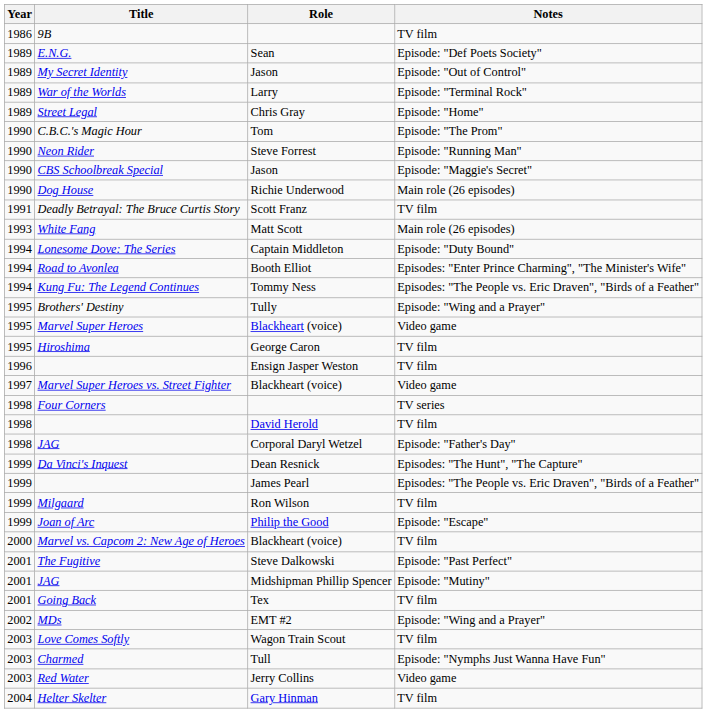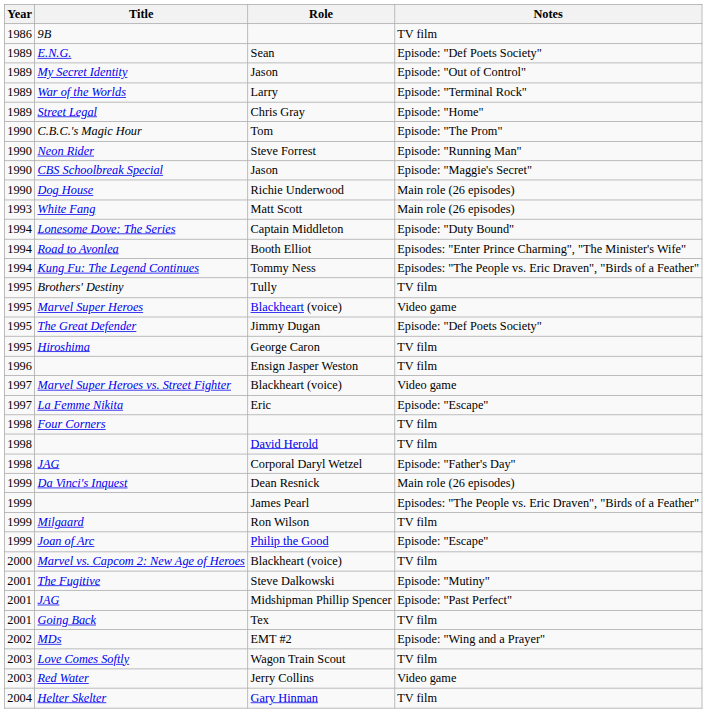- row: (139, 209)
(471, 307) Episode: "Wing and a Prayer" -> (417, 287) TV film
+ row: (87, 326)
+ row: (80, 405)
(421, 405) TV series -> (417, 424) TV film
(490, 463) Episodes: "The Hunt", "The Capture" -> (456, 483) Main role (26 episodes)
(455, 561) Episode: "Past Perfect" -> (444, 580) Episode: "Mutiny"
(444, 580) Episode: "Mutiny" -> (455, 600) Episode: "Past Perfect"
- row: (60, 659)
